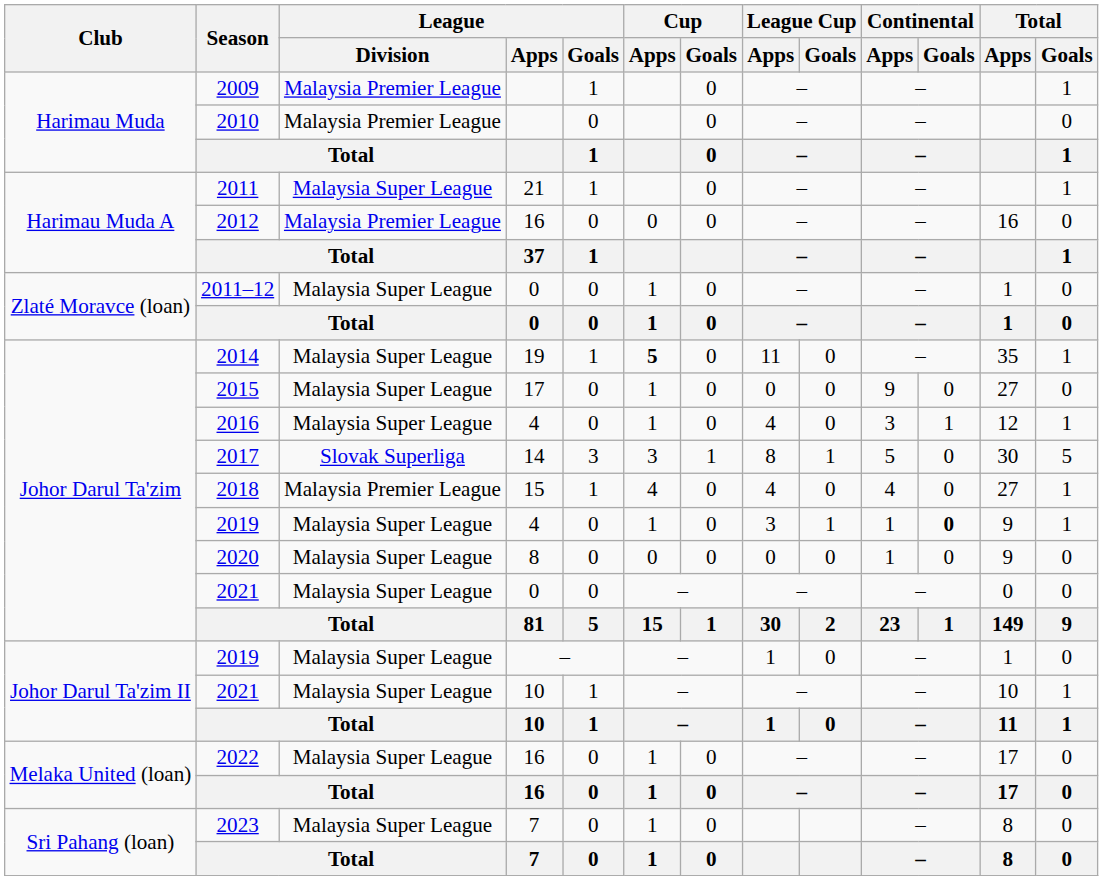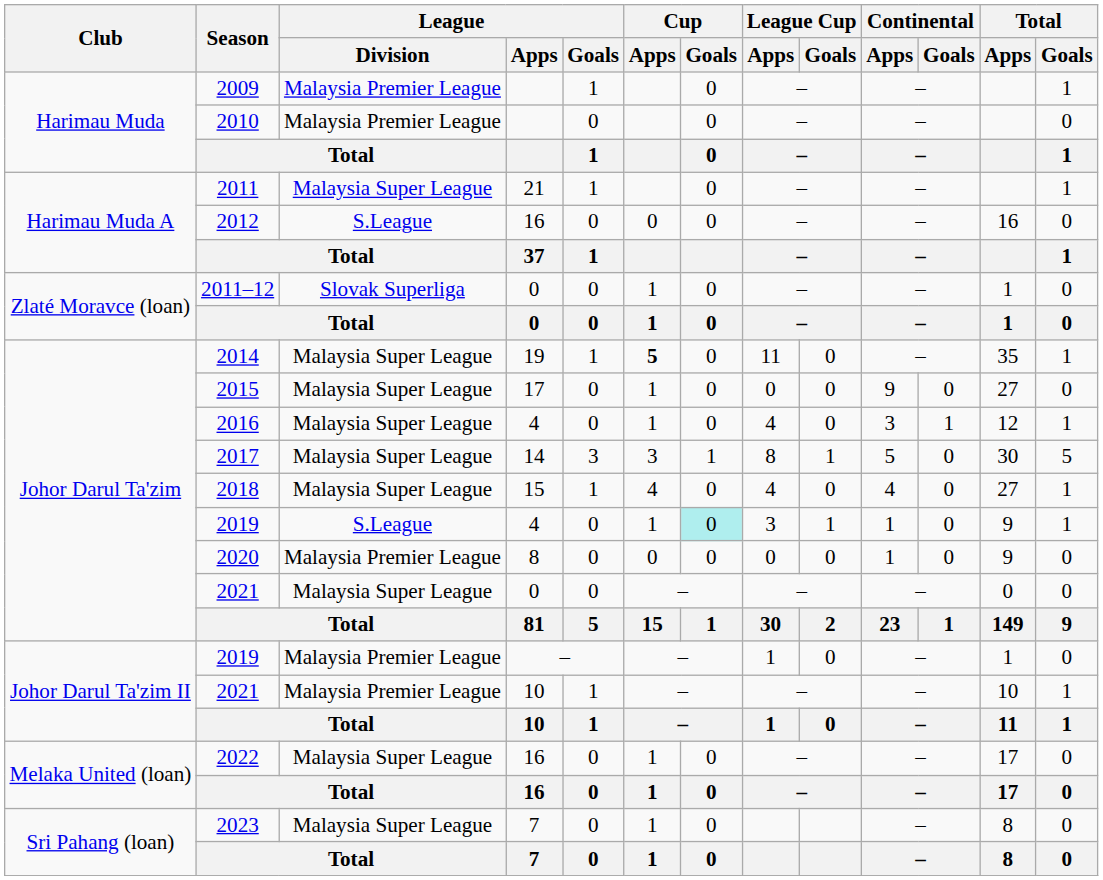(392, 222) Malaysia Premier League -> (392, 222) S.League
(392, 289) Malaysia Super League -> (392, 289) Slovak Superliga
(392, 456) Slovak Superliga -> (392, 456) Malaysia Super League
(392, 490) Malaysia Premier League -> (392, 490) Malaysia Super League
(392, 523) Malaysia Super League -> (392, 523) S.League
(711, 523) no background -> (711, 523) paleturquoise background
(949, 523) bold -> (949, 523) normal
(392, 557) Malaysia Super League -> (392, 557) Malaysia Premier League
(392, 657) Malaysia Super League -> (392, 657) Malaysia Premier League
(392, 691) Malaysia Super League -> (392, 691) Malaysia Premier League
